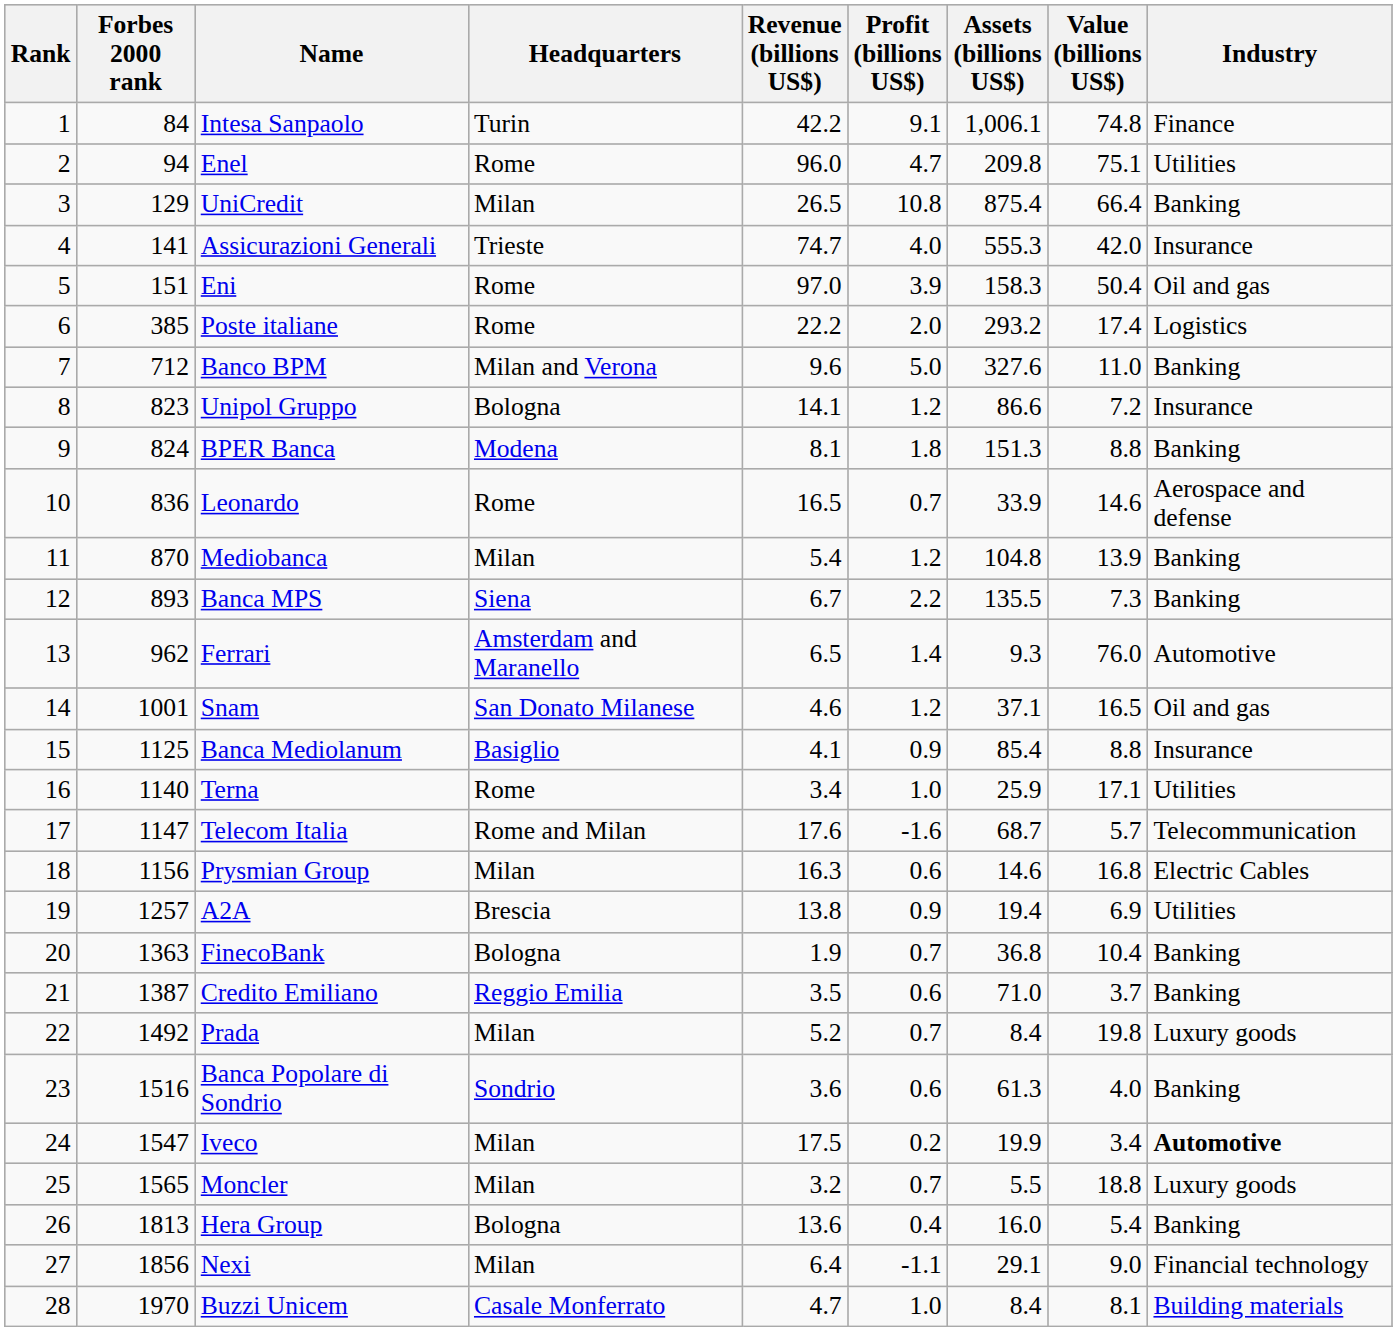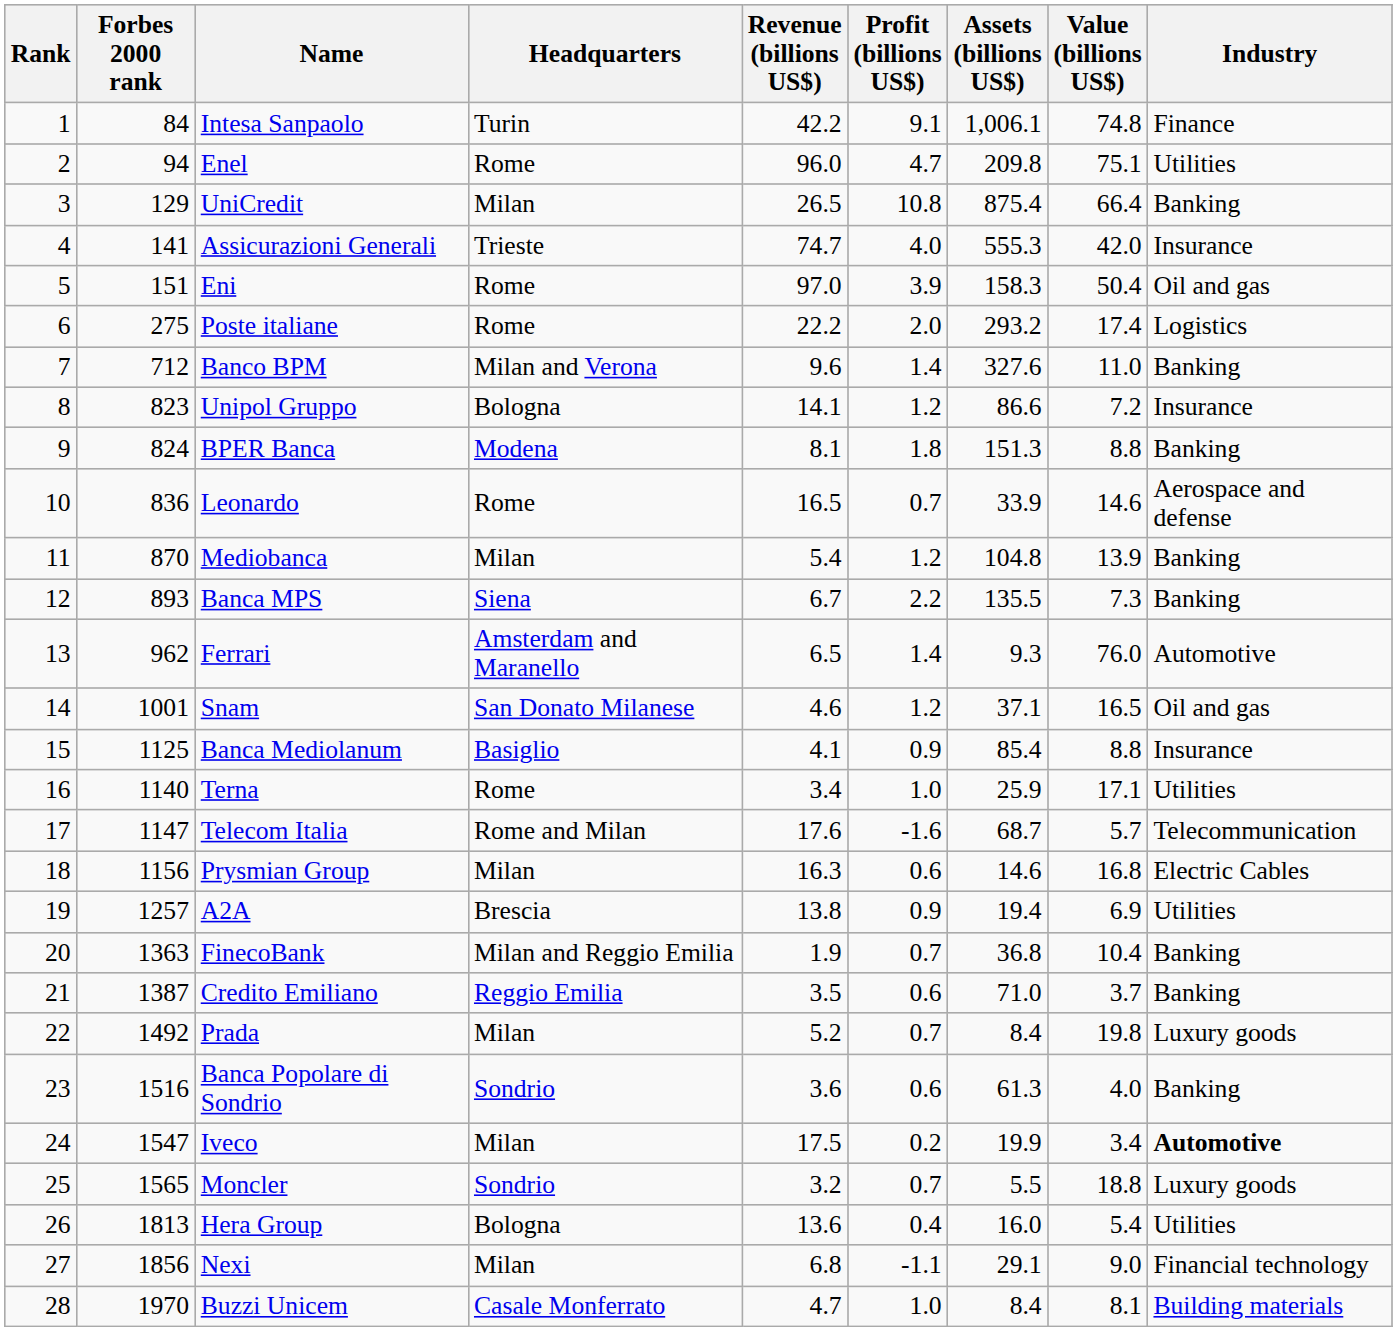(170, 326) 385 -> (170, 326) 275
(926, 366) 5.0 -> (926, 366) 1.4
(517, 952) Bologna -> (604, 952) Milan and Reggio Emilia
(505, 1183) Milan -> (515, 1183) Sondrio
(1197, 1224) Banking -> (1195, 1224) Utilities
(826, 1264) 6.4 -> (826, 1264) 6.8
